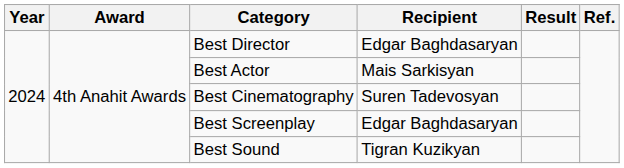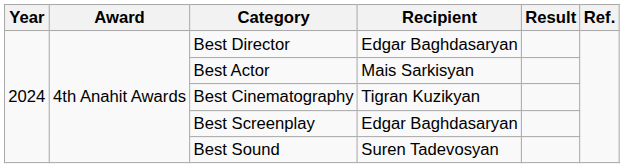(430, 96) Suren Tadevosyan -> (421, 96) Tigran Kuzikyan
(421, 149) Tigran Kuzikyan -> (430, 149) Suren Tadevosyan
